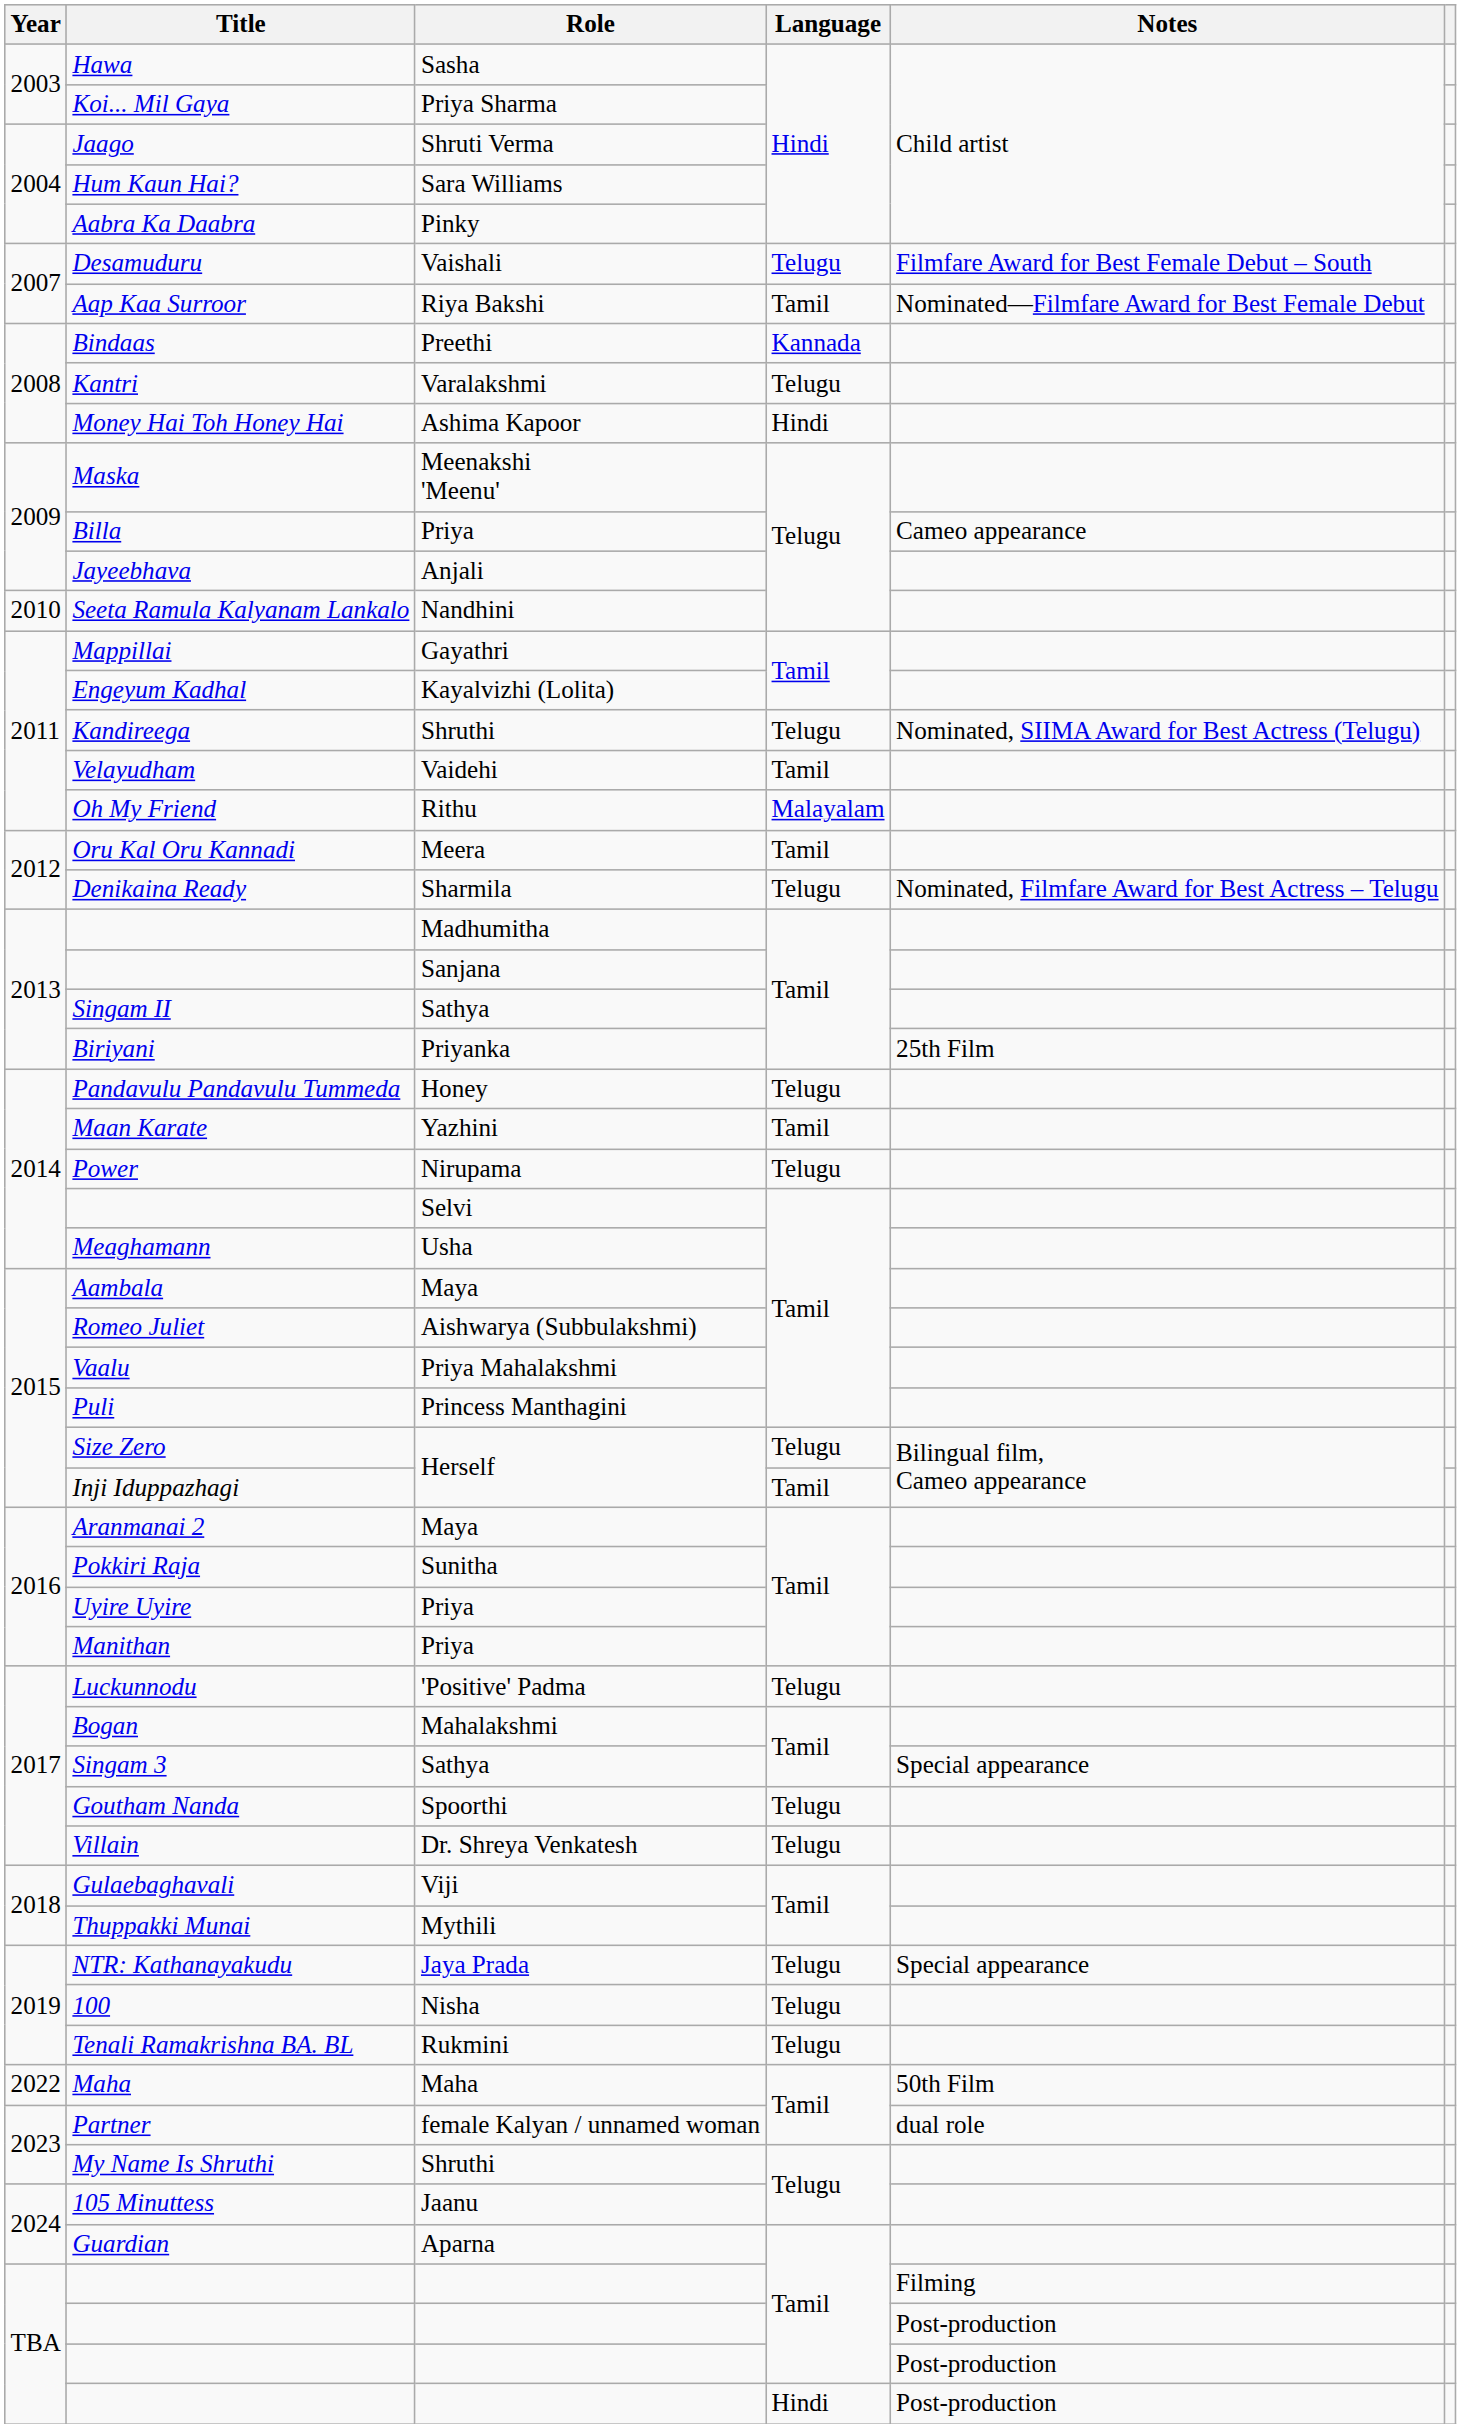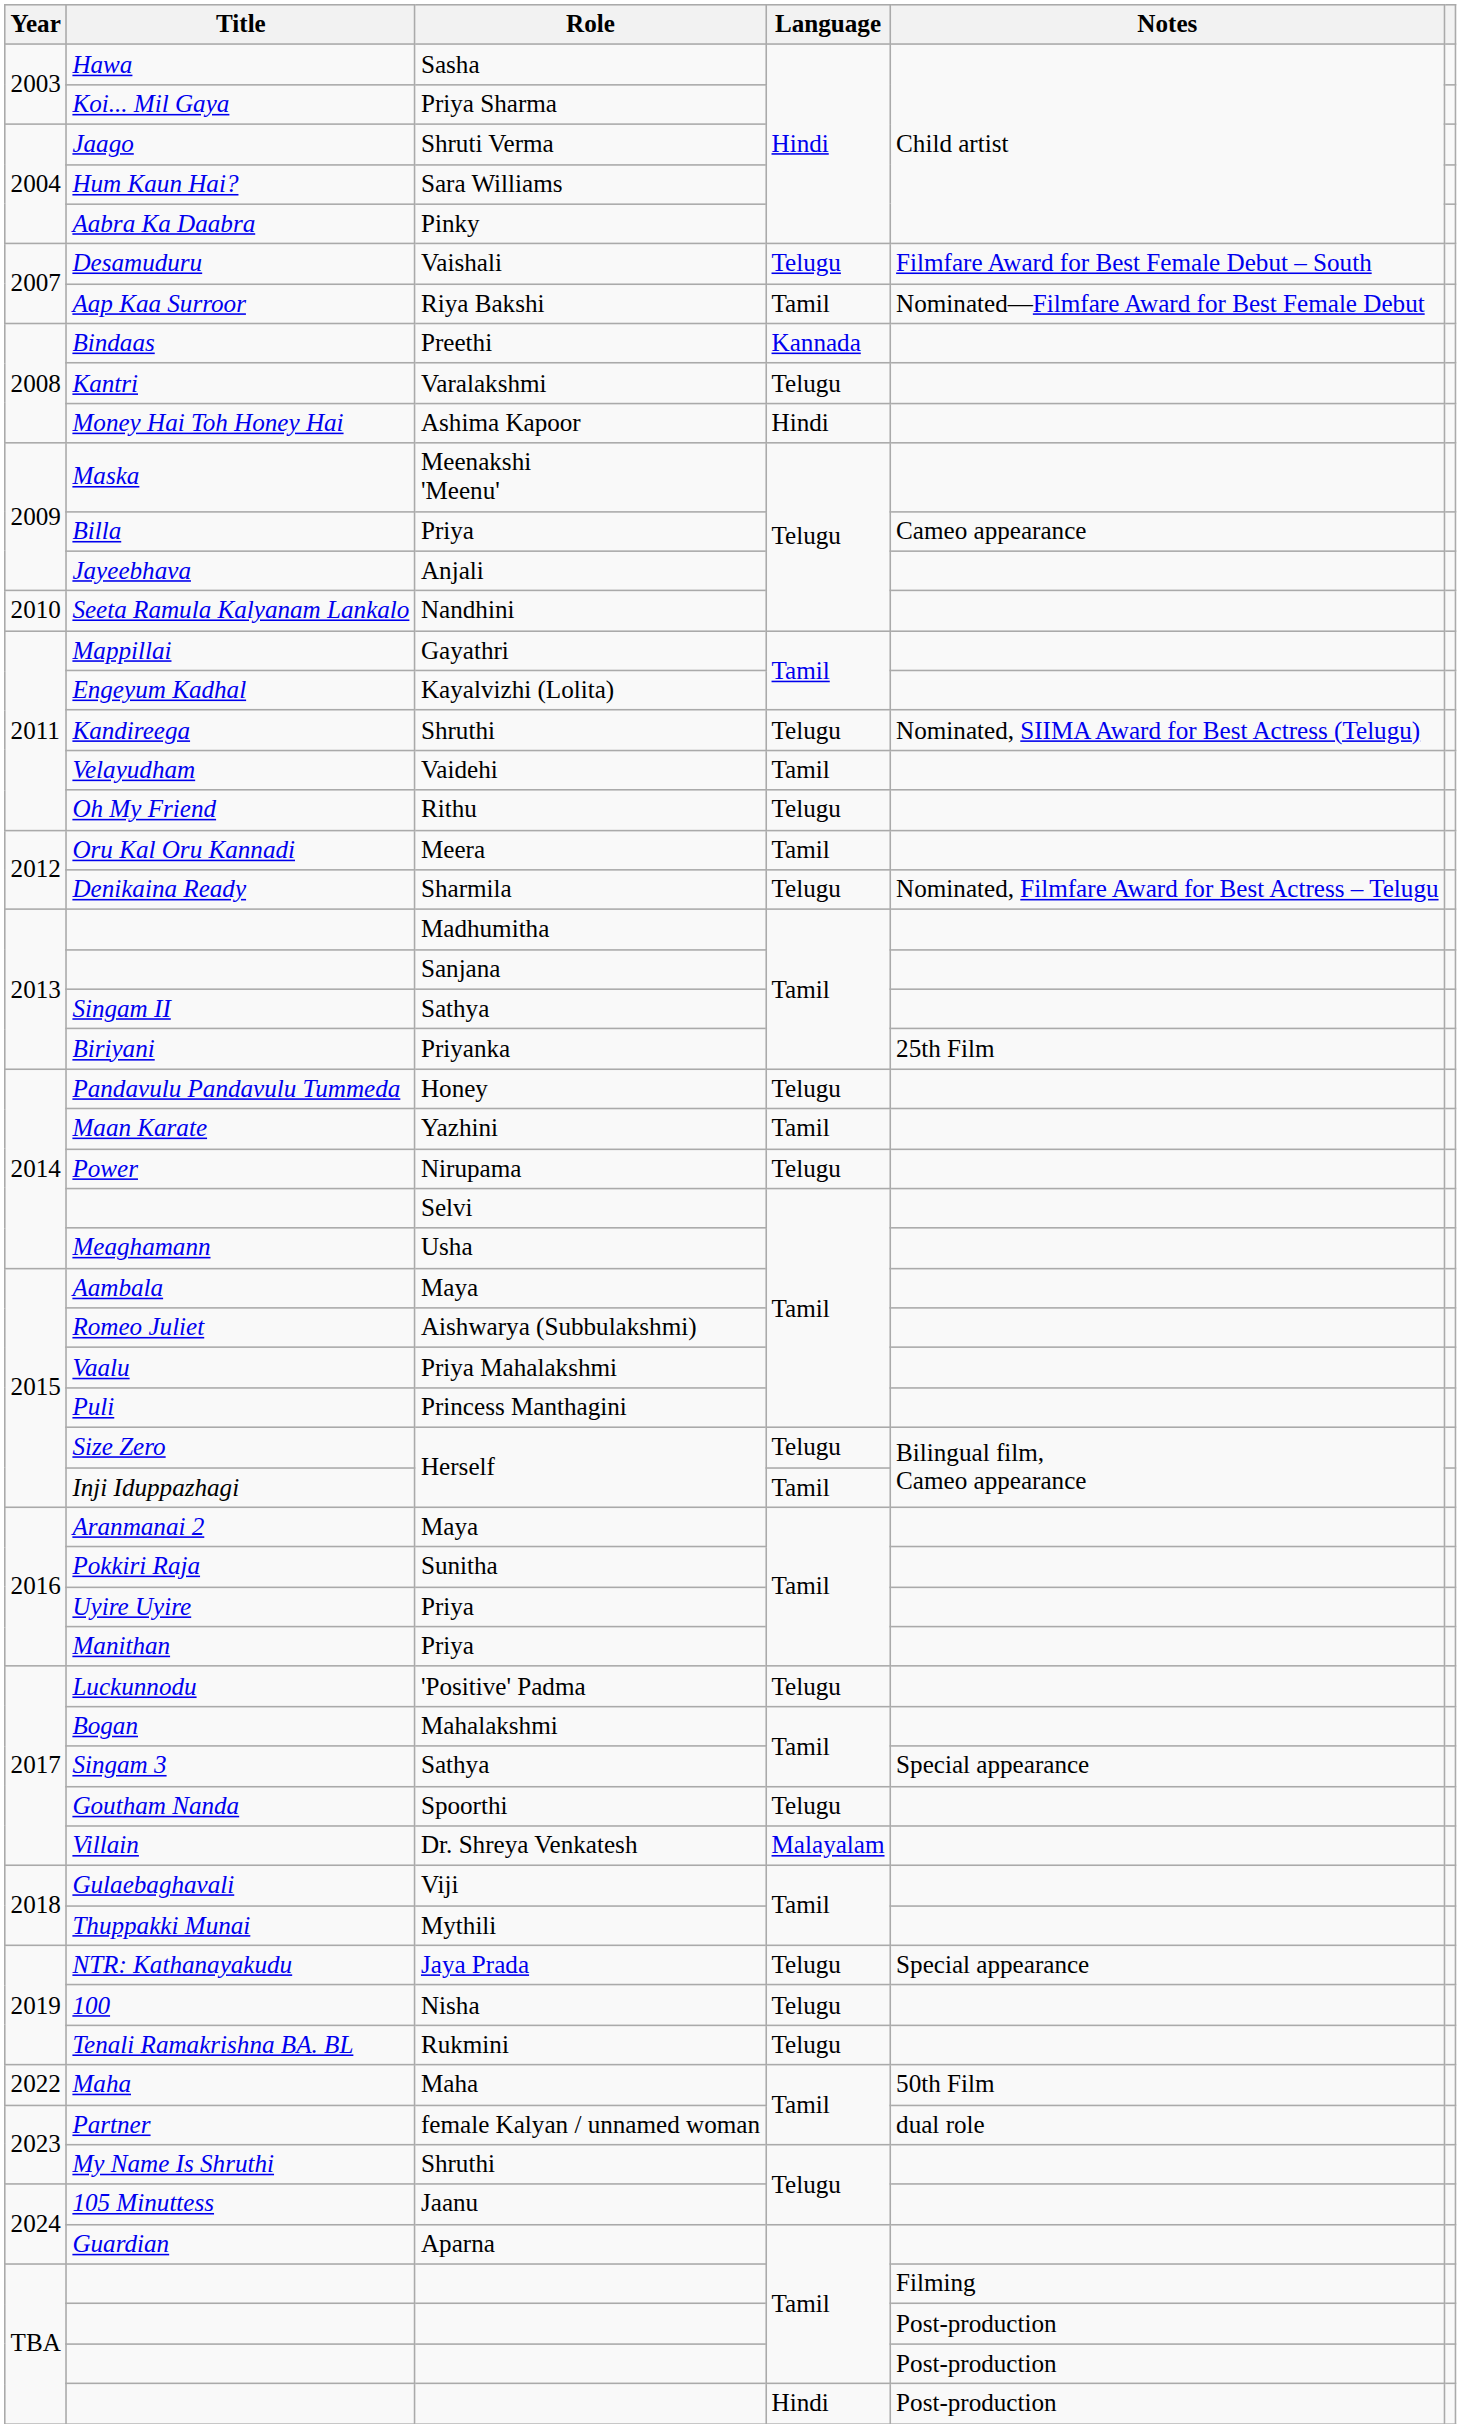(828, 809) Malayalam -> (806, 809) Telugu
(806, 1845) Telugu -> (828, 1845) Malayalam
